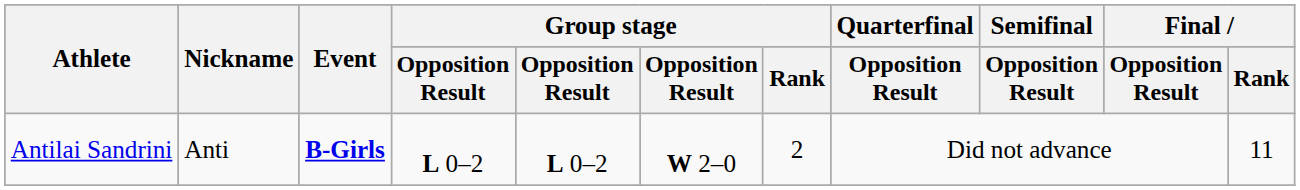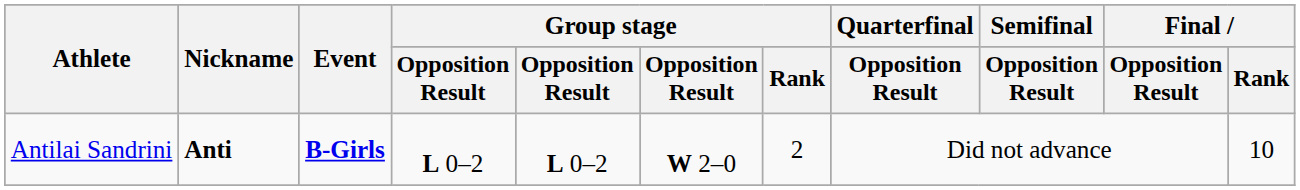(207, 149) normal -> (208, 149) bold
(1262, 149) 11 -> (1262, 149) 10
